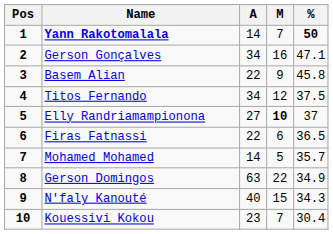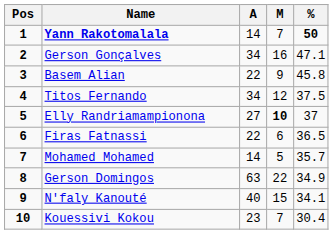(311, 198) 34.3 -> (311, 198) 34.1
